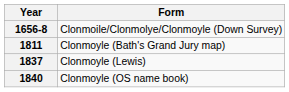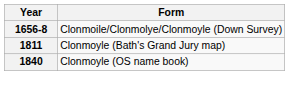- row: (31, 62)
